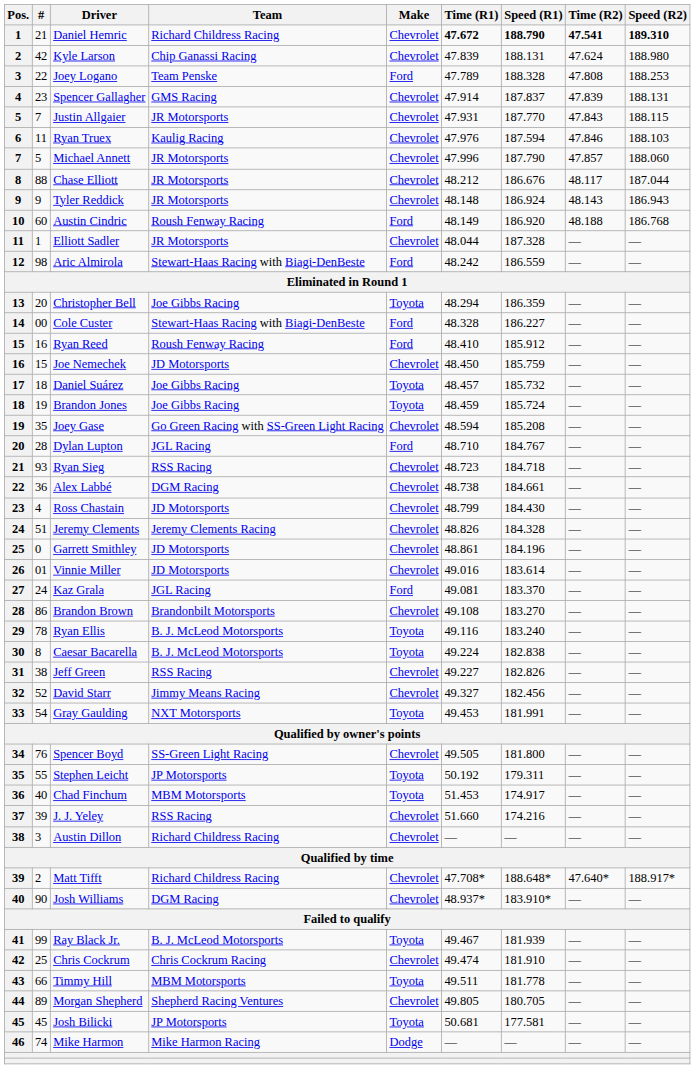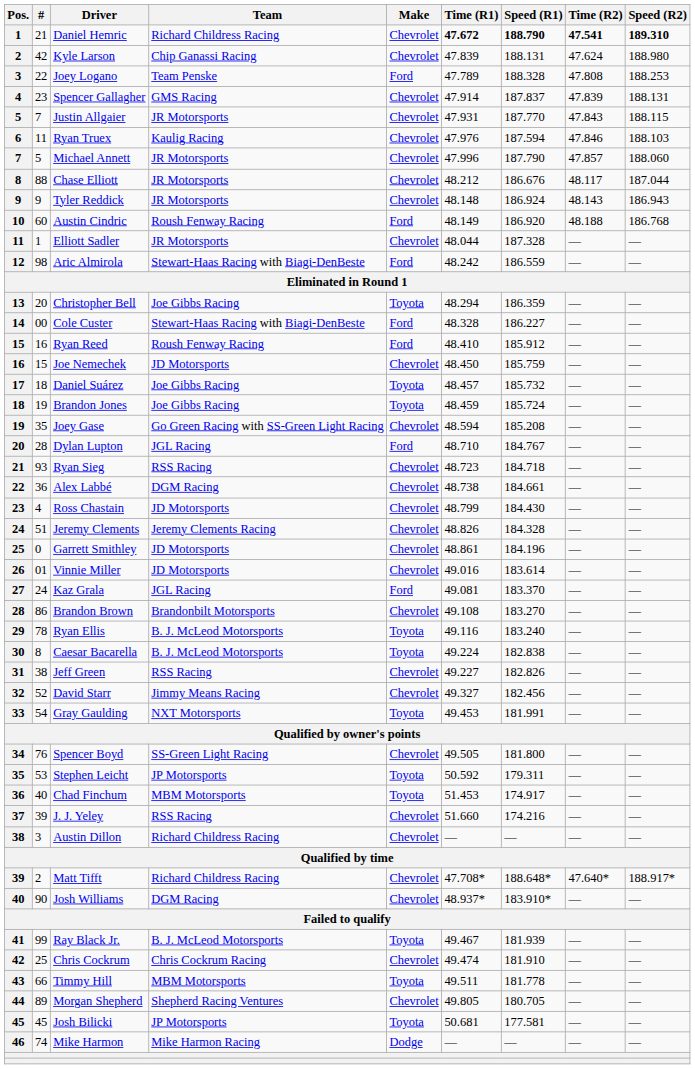(41, 775) 55 -> (41, 775) 53
(462, 775) 50.192 -> (462, 775) 50.592
